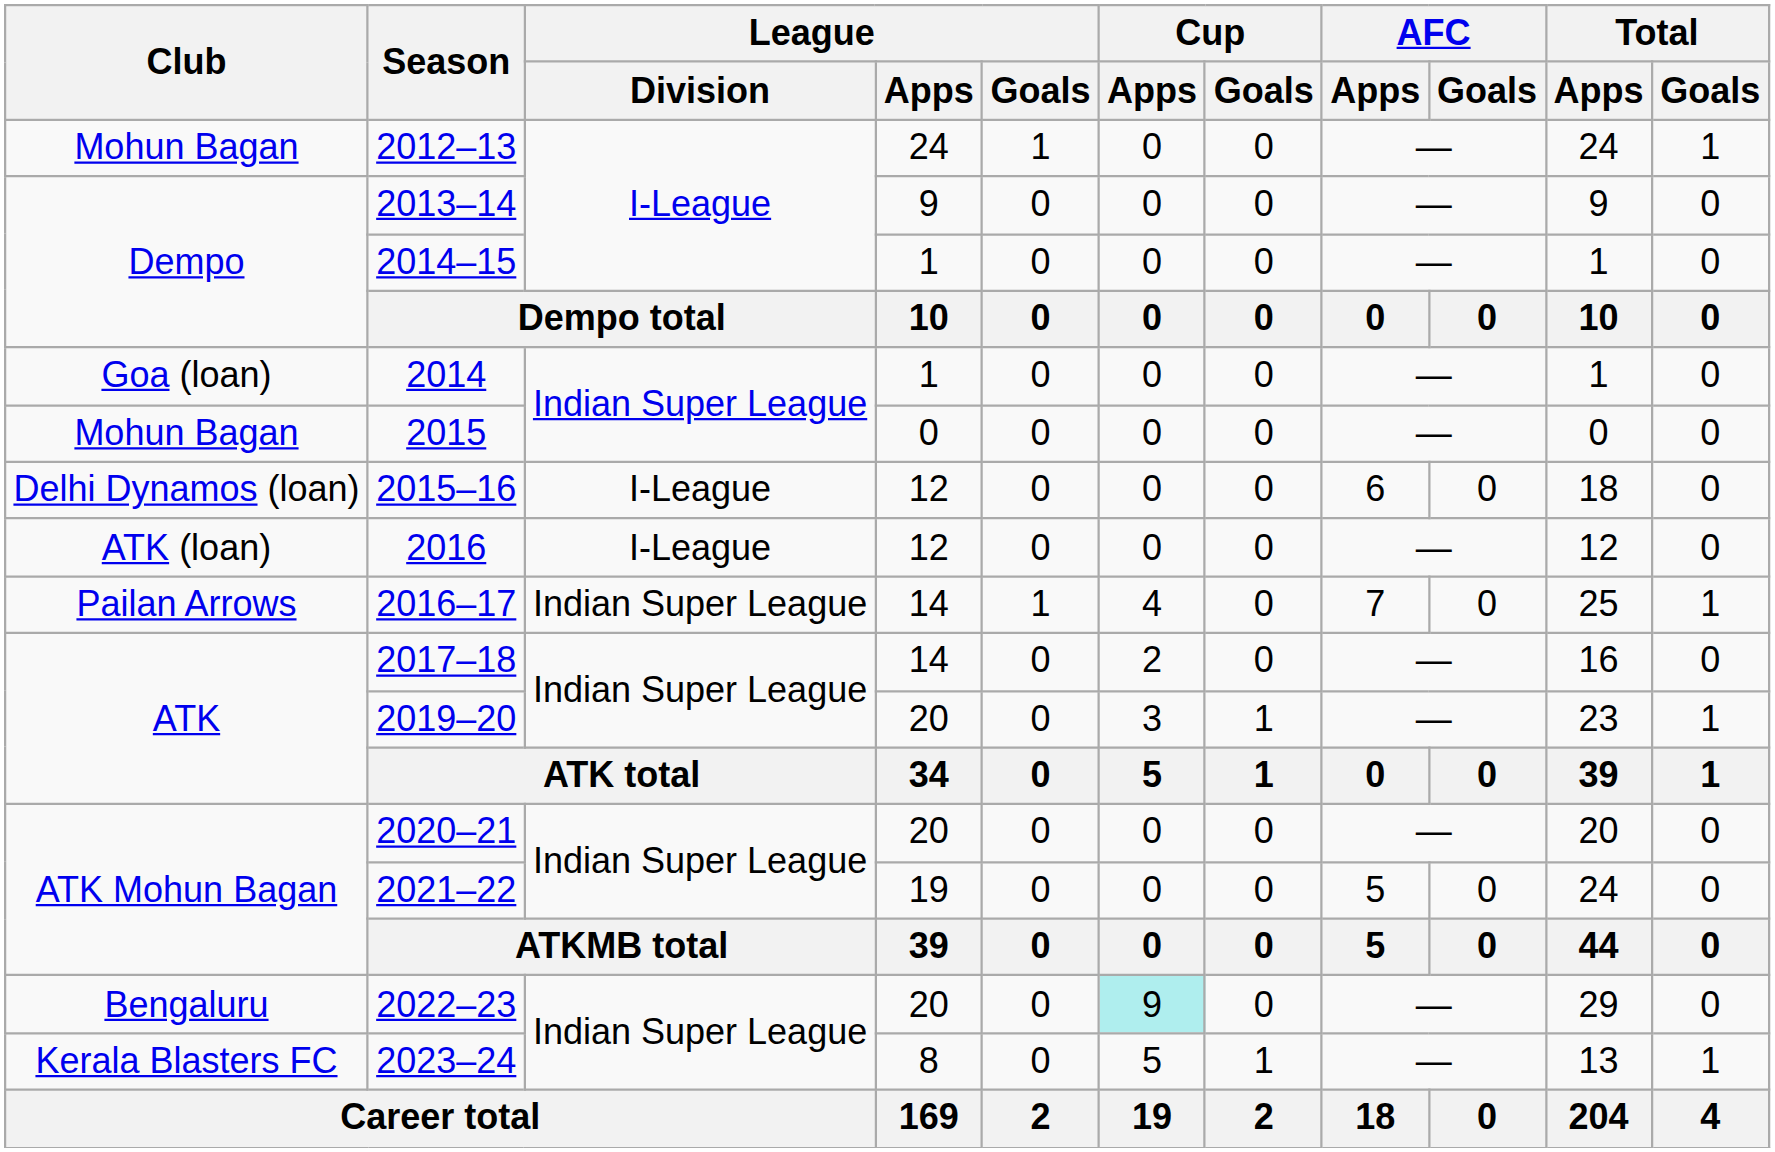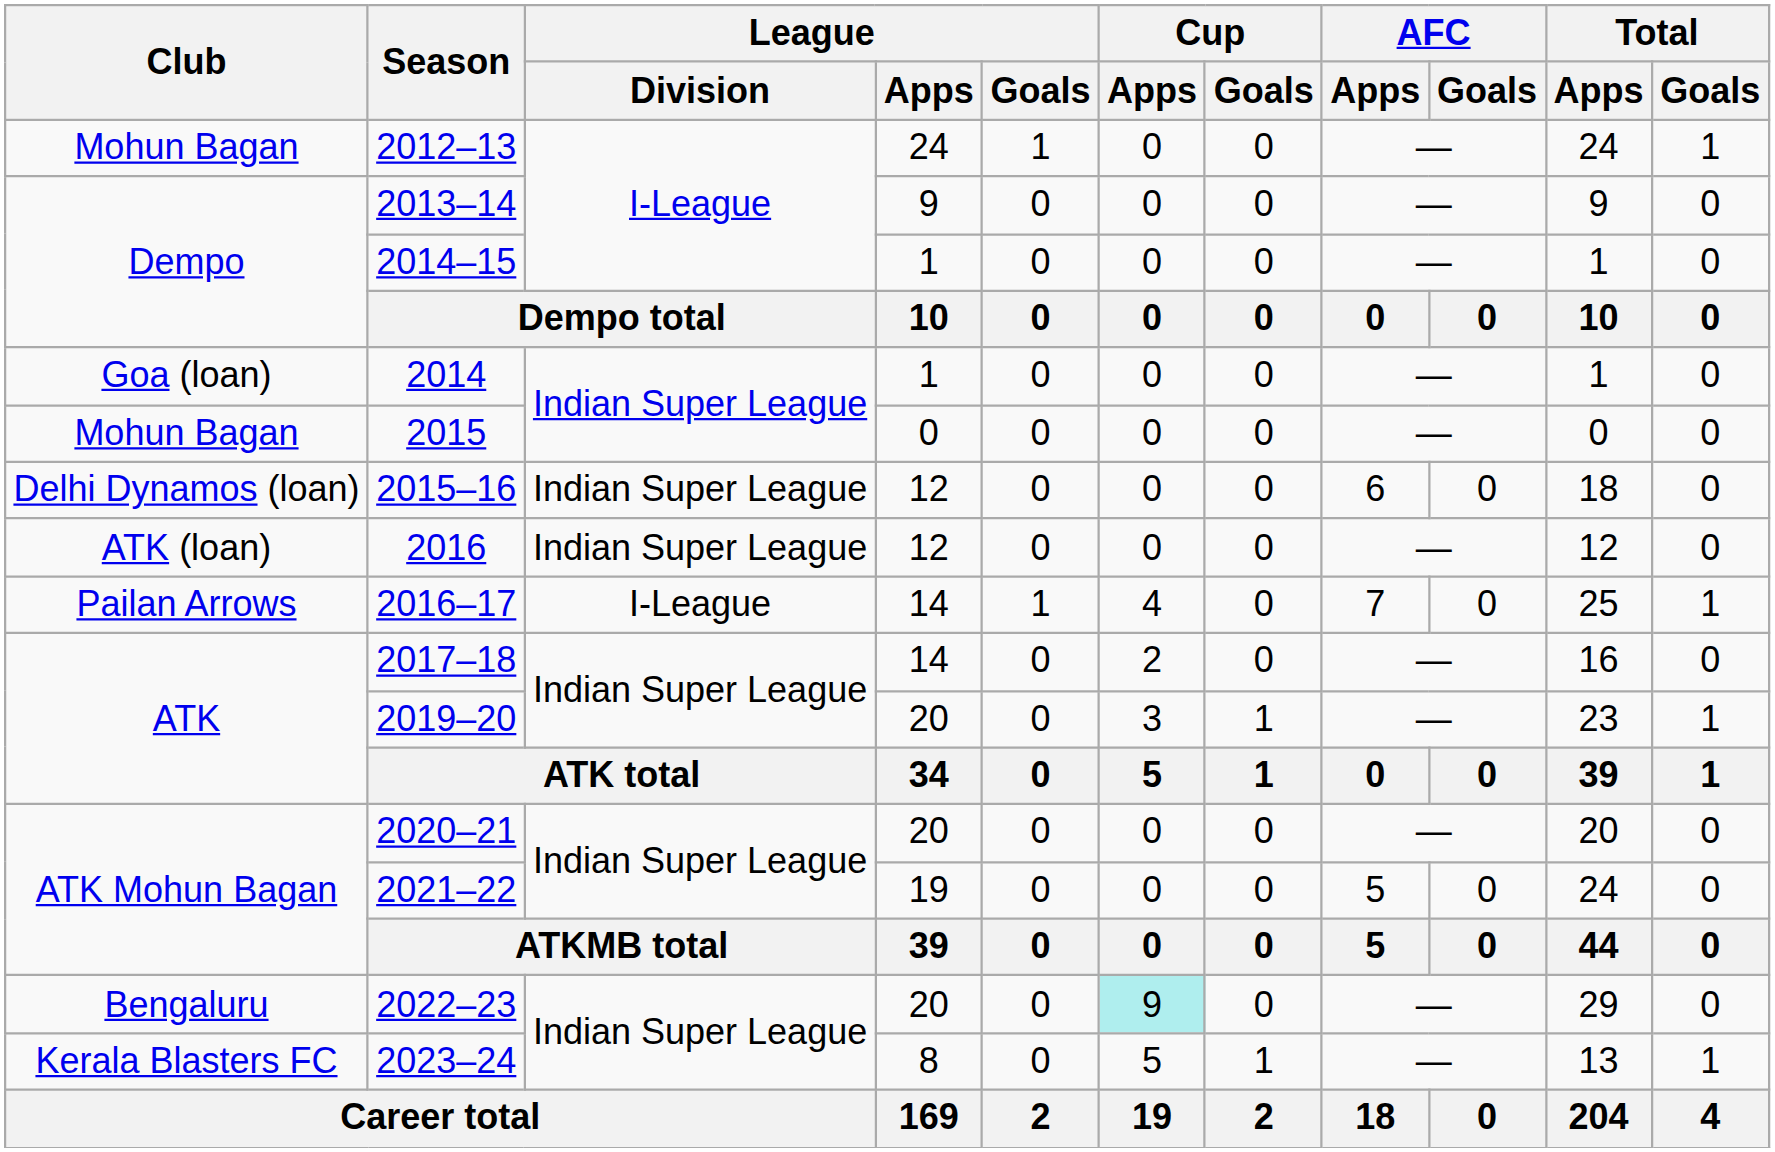(700, 489) I-League -> (700, 489) Indian Super League
(700, 546) I-League -> (700, 546) Indian Super League
(700, 603) Indian Super League -> (700, 603) I-League
